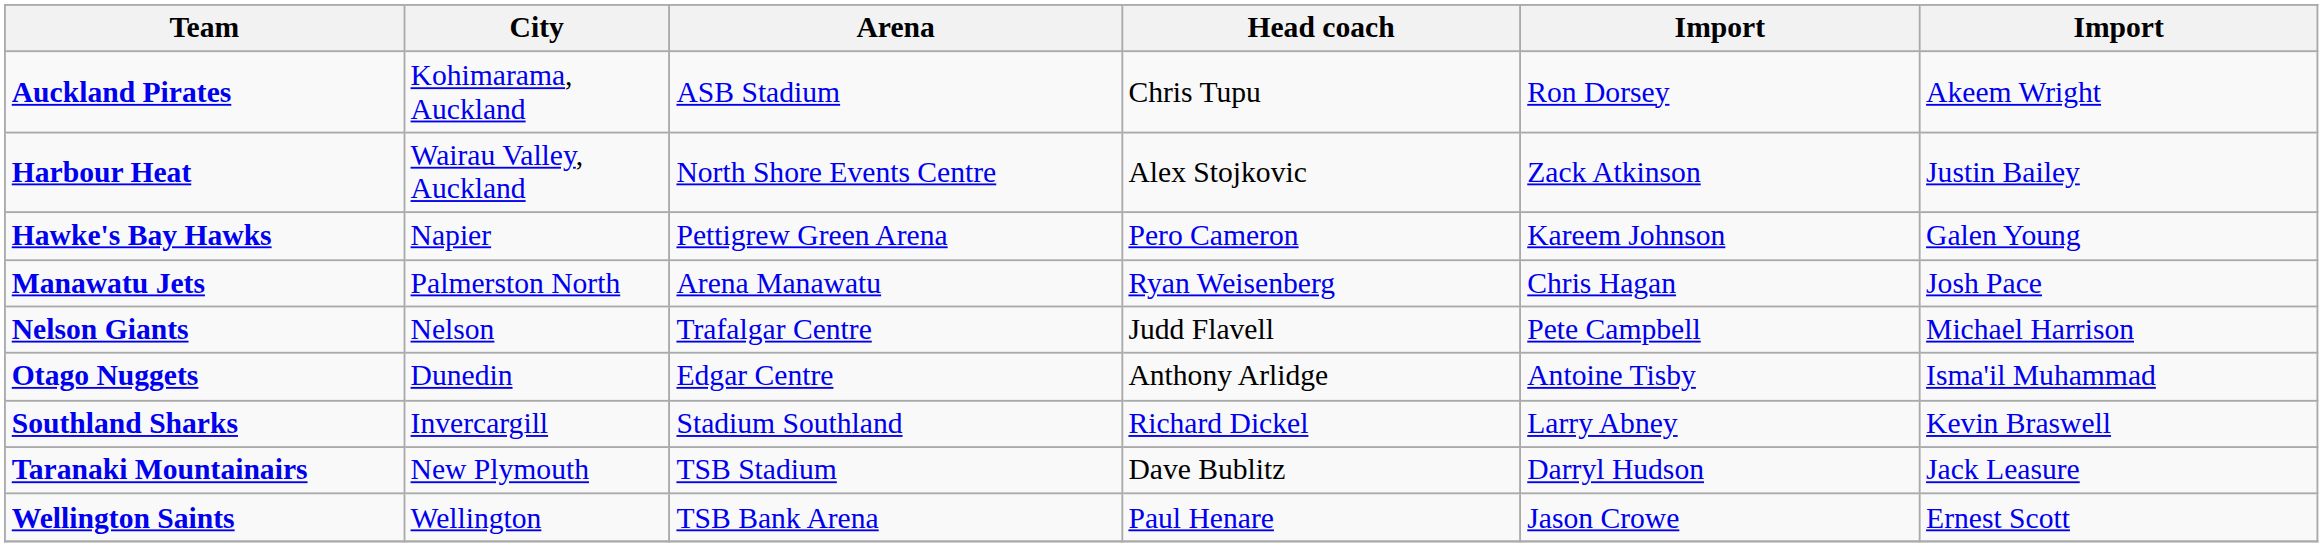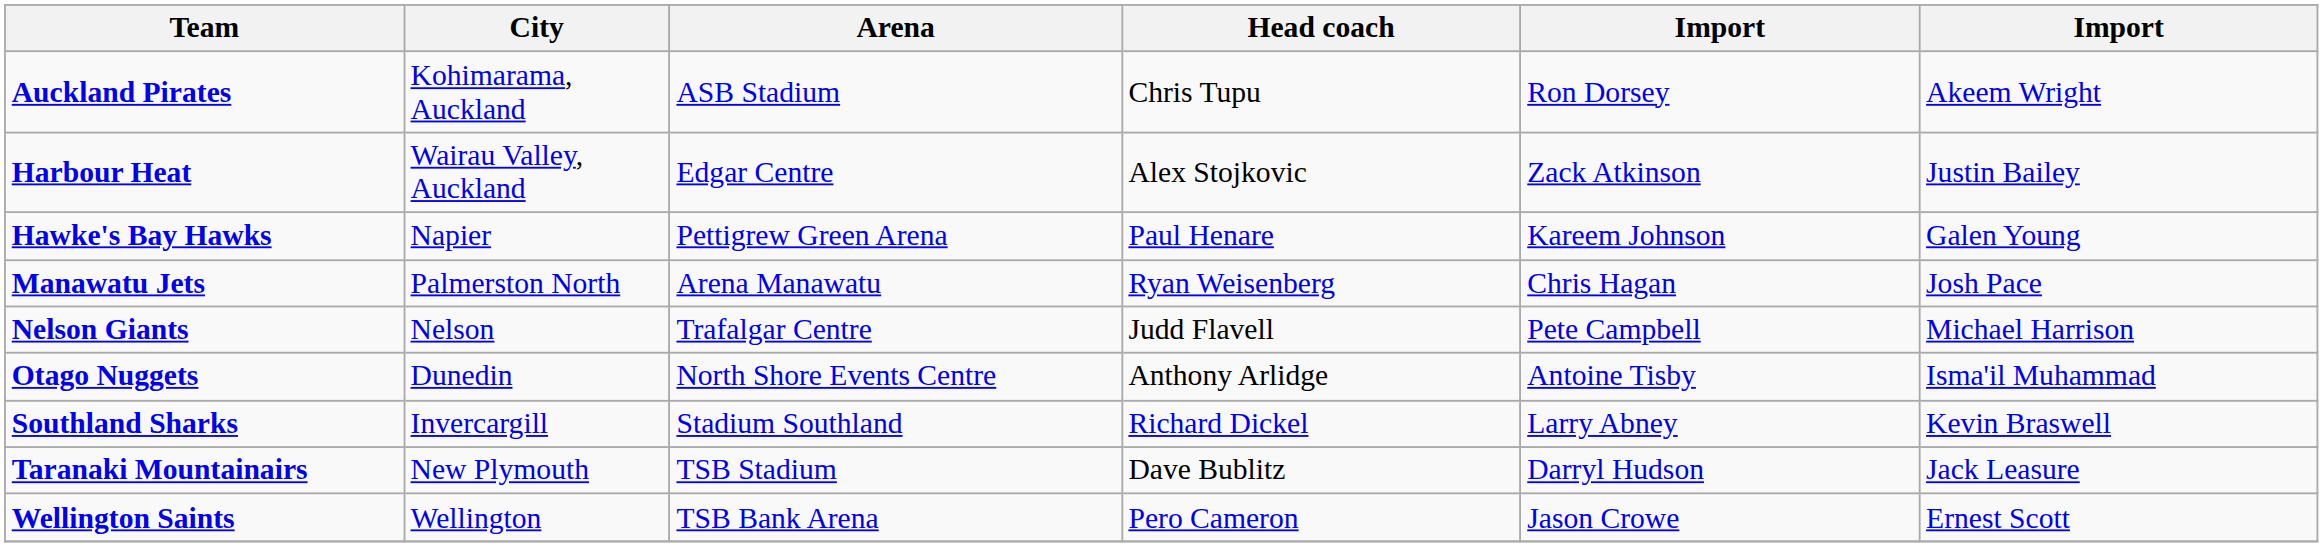(836, 171) North Shore Events Centre -> (755, 171) Edgar Centre
(1214, 235) Pero Cameron -> (1201, 235) Paul Henare
(755, 376) Edgar Centre -> (836, 376) North Shore Events Centre
(1201, 517) Paul Henare -> (1214, 517) Pero Cameron
